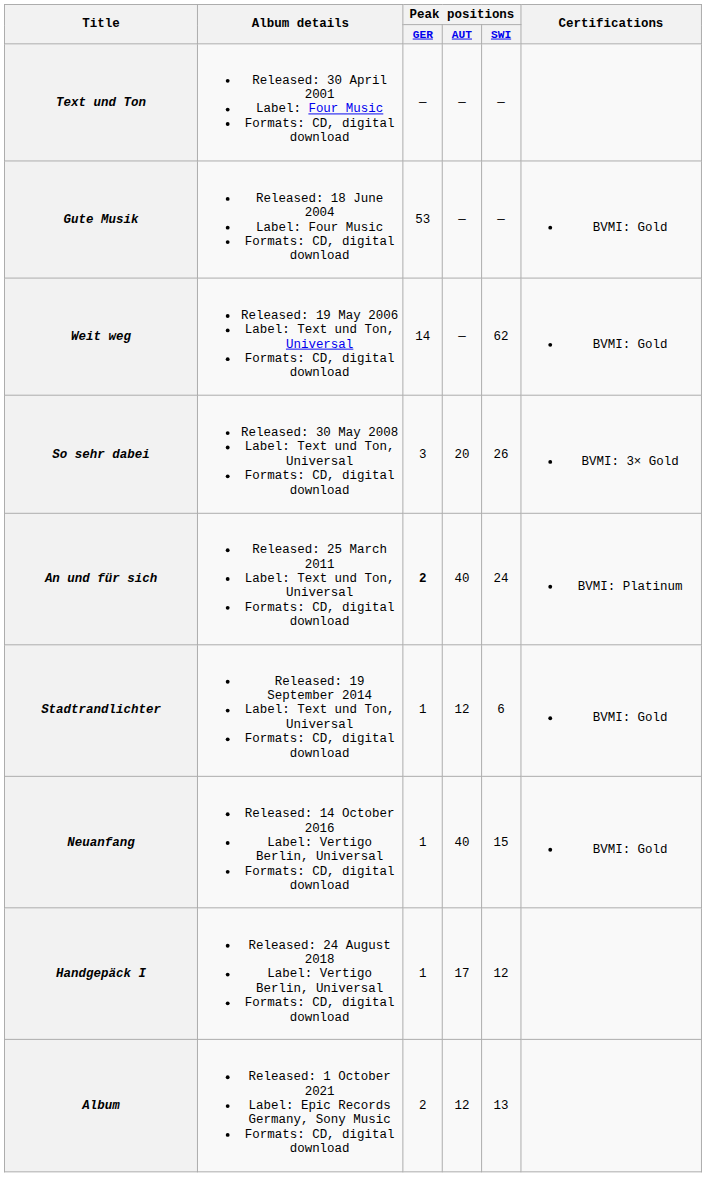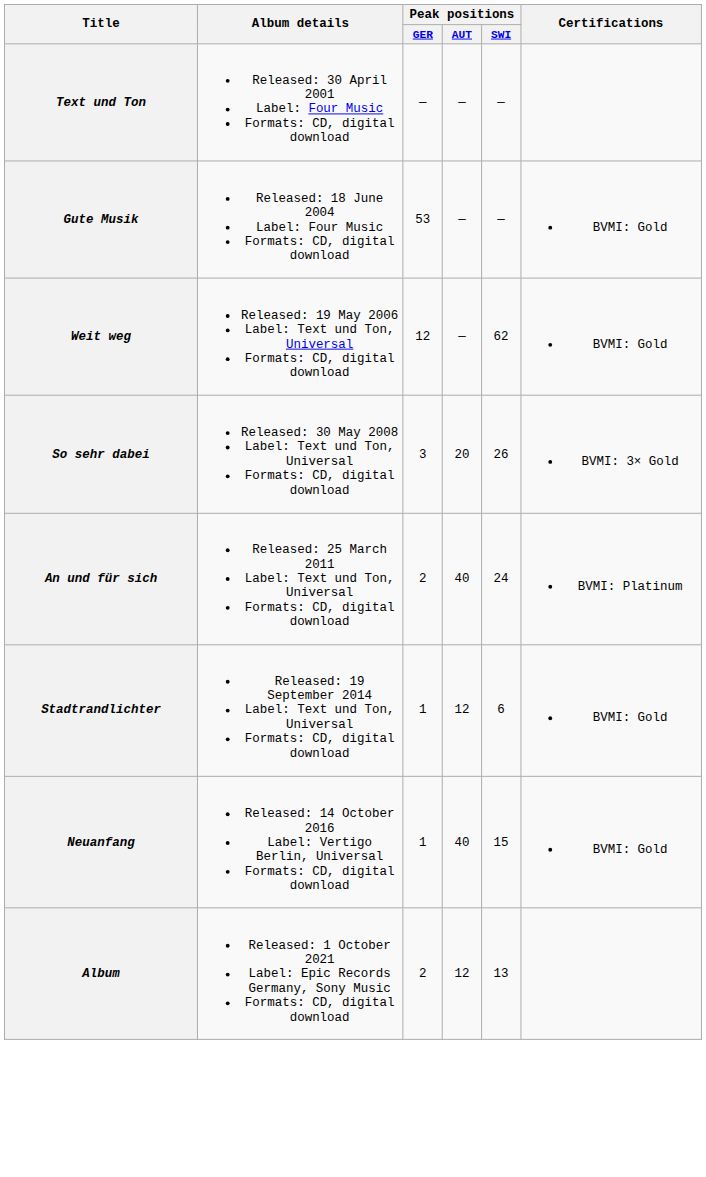(423, 337) 14 -> (423, 337) 12
(423, 579) bold -> (423, 579) normal
- row: (101, 974)
